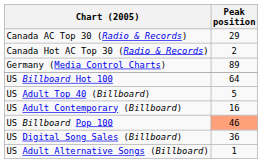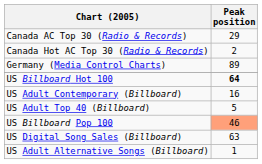(234, 79) normal -> (234, 79) bold
rows swapped: (78, 94) <-> (94, 108)
(234, 137) 36 -> (234, 137) 63
